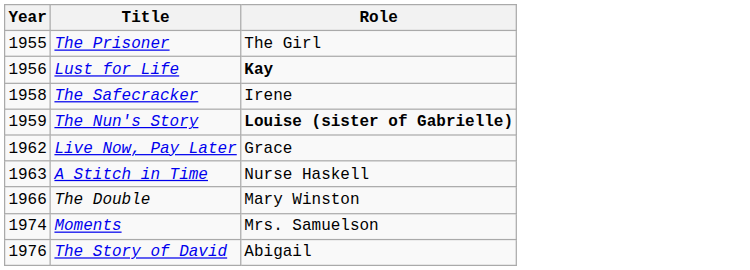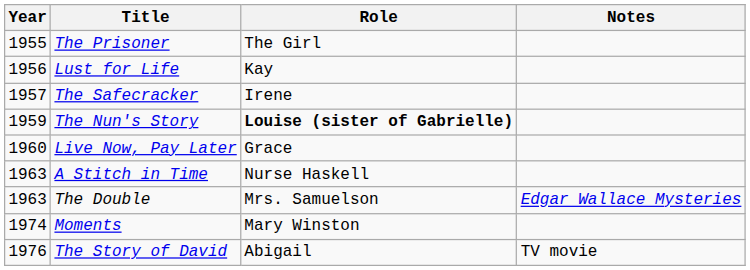+ column: (631, 18)
(259, 70) bold -> (259, 70) normal
(28, 96) 1958 -> (28, 96) 1957
(28, 148) 1962 -> (28, 148) 1960
(28, 200) 1966 -> (28, 200) 1963
(302, 200) Mary Winston -> (312, 200) Mrs. Samuelson
(312, 226) Mrs. Samuelson -> (302, 226) Mary Winston
